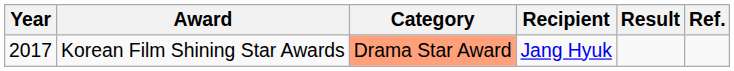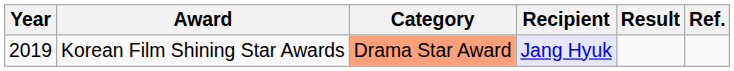(31, 50) 2017 -> (31, 50) 2019
(566, 50) no background -> (566, 50) lavender background
